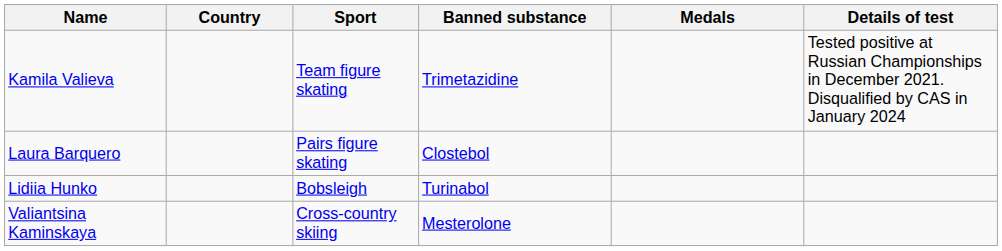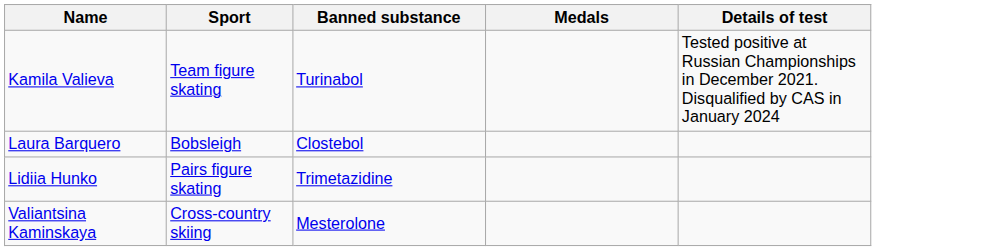- column: (229, 17)
(470, 80) Trimetazidine -> (329, 80) Turinabol
(337, 152) Pairs figure skating -> (206, 143) Bobsleigh
(332, 187) Bobsleigh -> (211, 178) Pairs figure skating
(455, 187) Turinabol -> (344, 178) Trimetazidine
